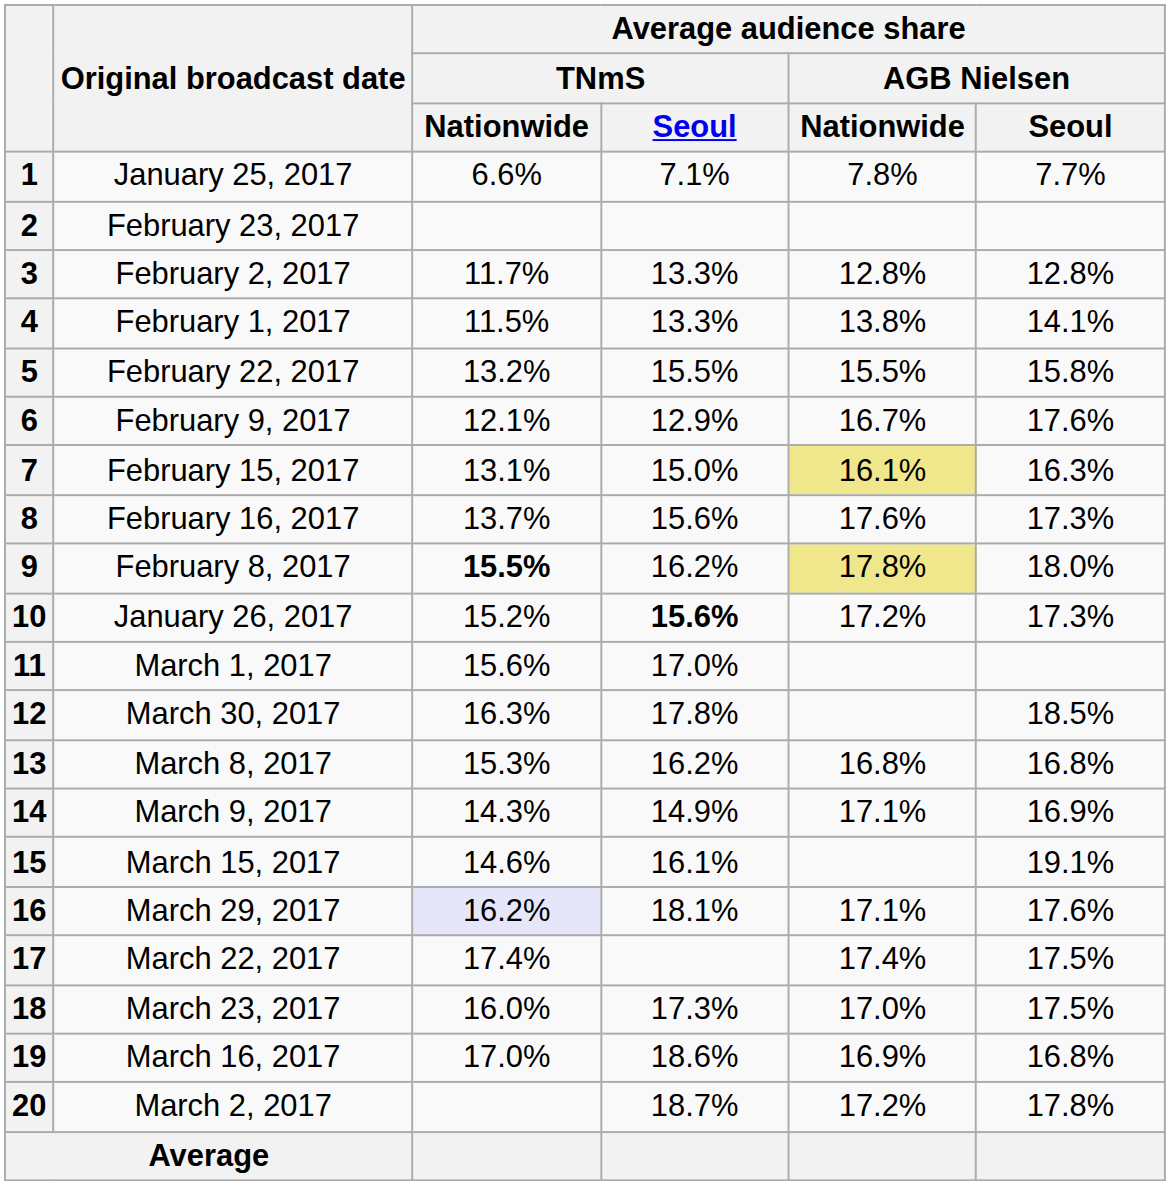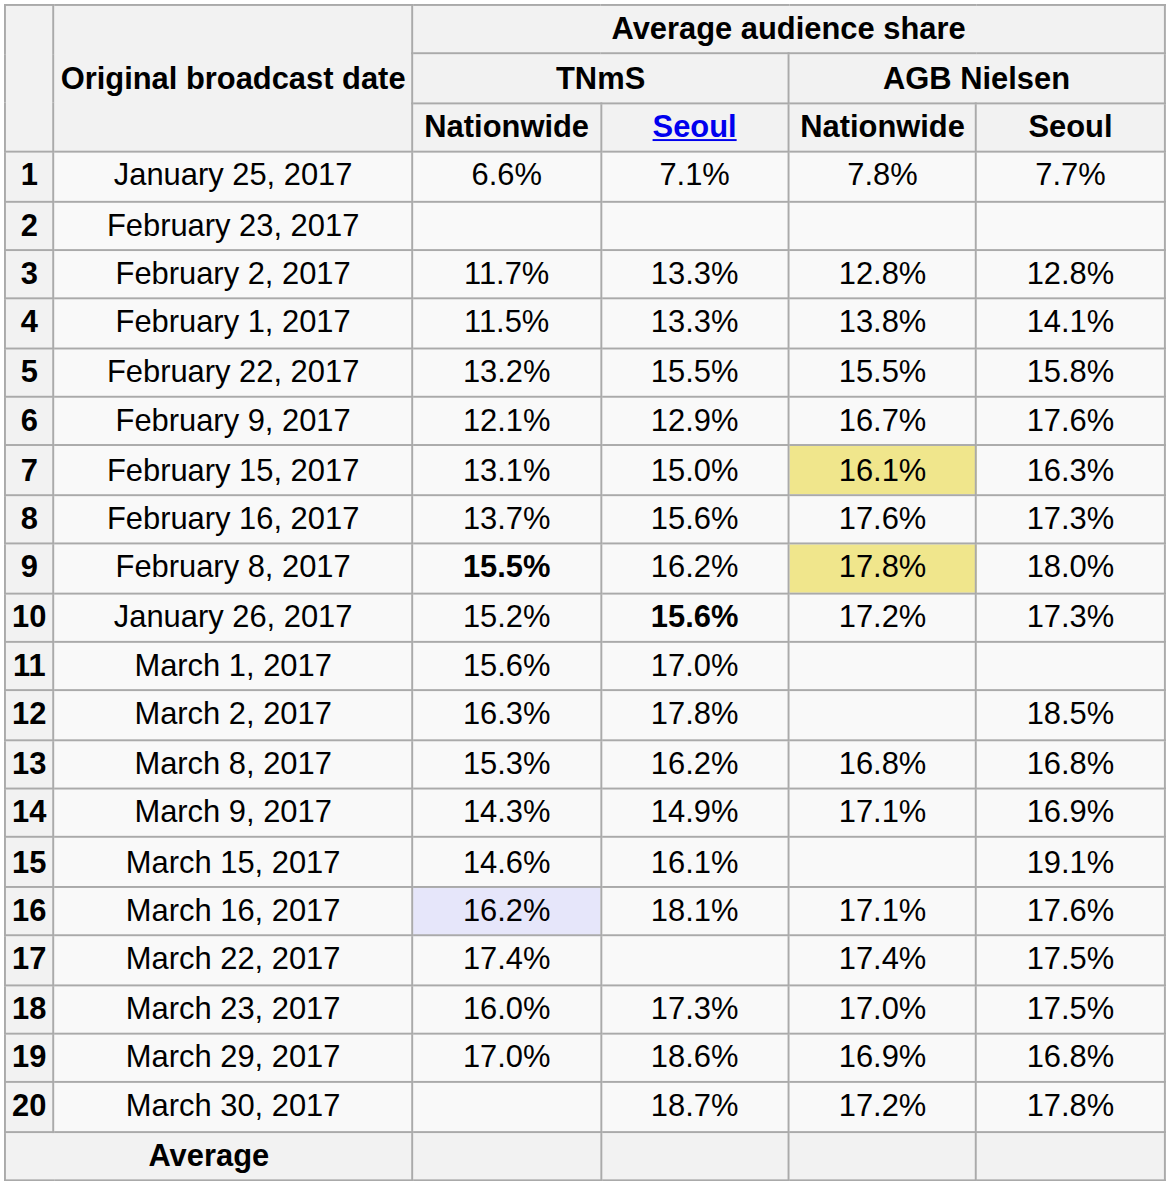(233, 714) March 30, 2017 -> (233, 714) March 2, 2017
(233, 910) March 29, 2017 -> (233, 910) March 16, 2017
(233, 1057) March 16, 2017 -> (233, 1057) March 29, 2017
(233, 1106) March 2, 2017 -> (233, 1106) March 30, 2017
